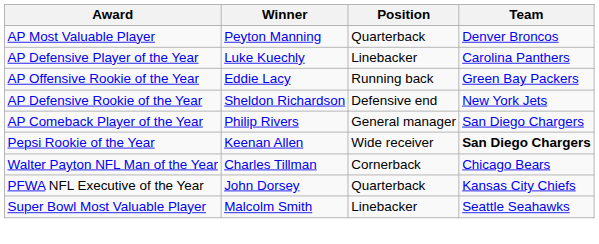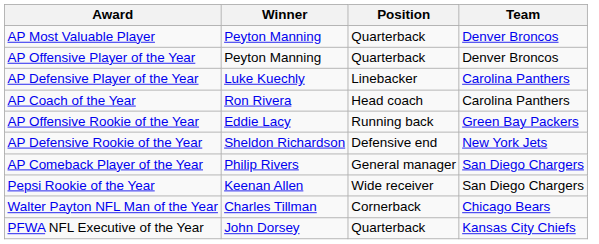+ row: (101, 57)
+ row: (72, 100)
(526, 143) bold -> (523, 185) normal
- row: (107, 206)
